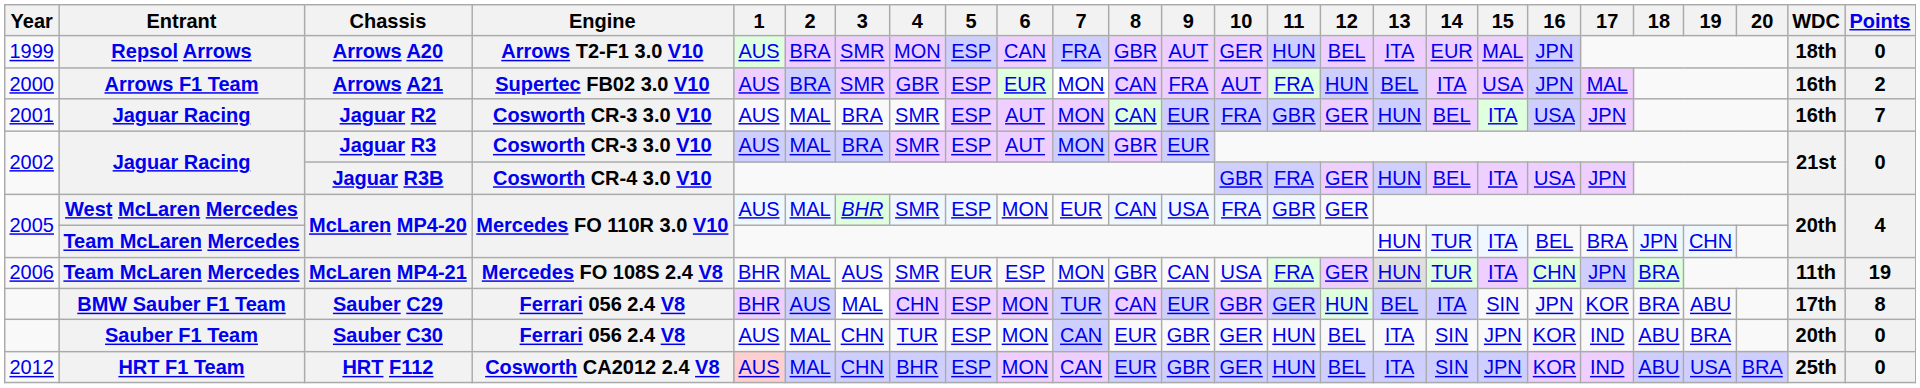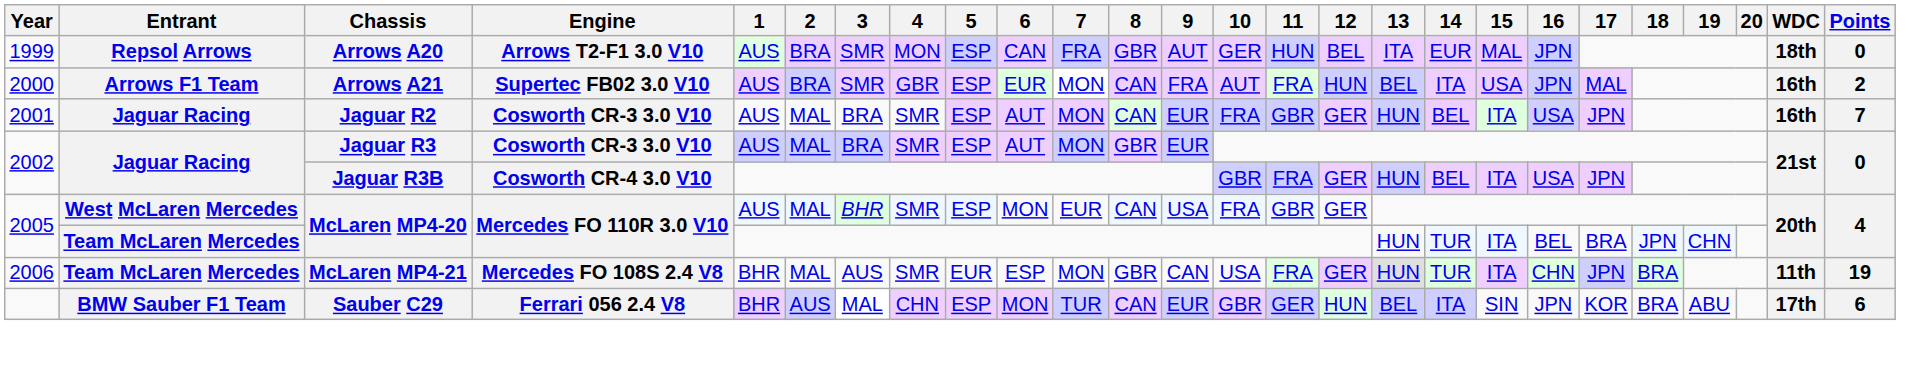(1880, 304) 8 -> (1860, 304) 6
- row: (181, 335)
- row: (181, 367)
